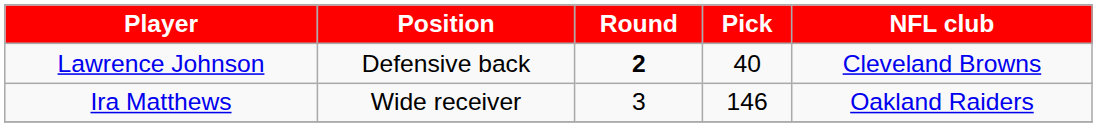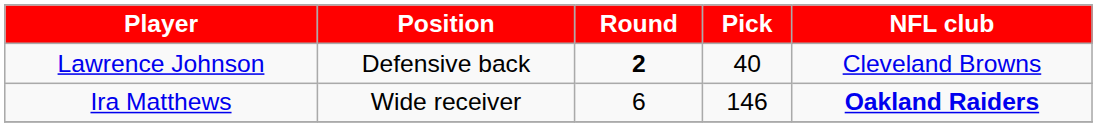(639, 102) 3 -> (639, 102) 6
(942, 102) normal -> (942, 102) bold
